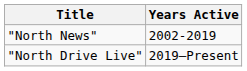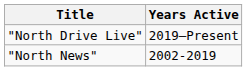rows swapped: (53, 35) <-> (75, 55)
